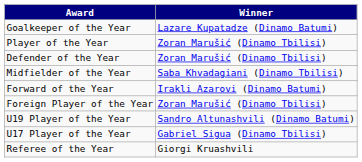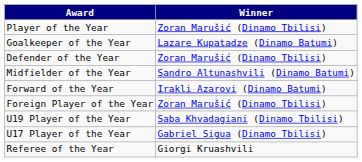rows swapped: (57, 42) <-> (69, 27)
(251, 73) Saba Khvadagiani (Dinamo Tbilisi) -> (256, 73) Sandro Altunashvili (Dinamo Batumi)
(256, 119) Sandro Altunashvili (Dinamo Batumi) -> (251, 119) Saba Khvadagiani (Dinamo Tbilisi)
